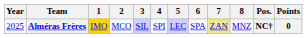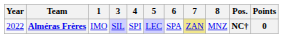- column: (121, 12)
(15, 26) 2025 -> (15, 26) 2022
(99, 26) gold background -> (99, 26) no background
